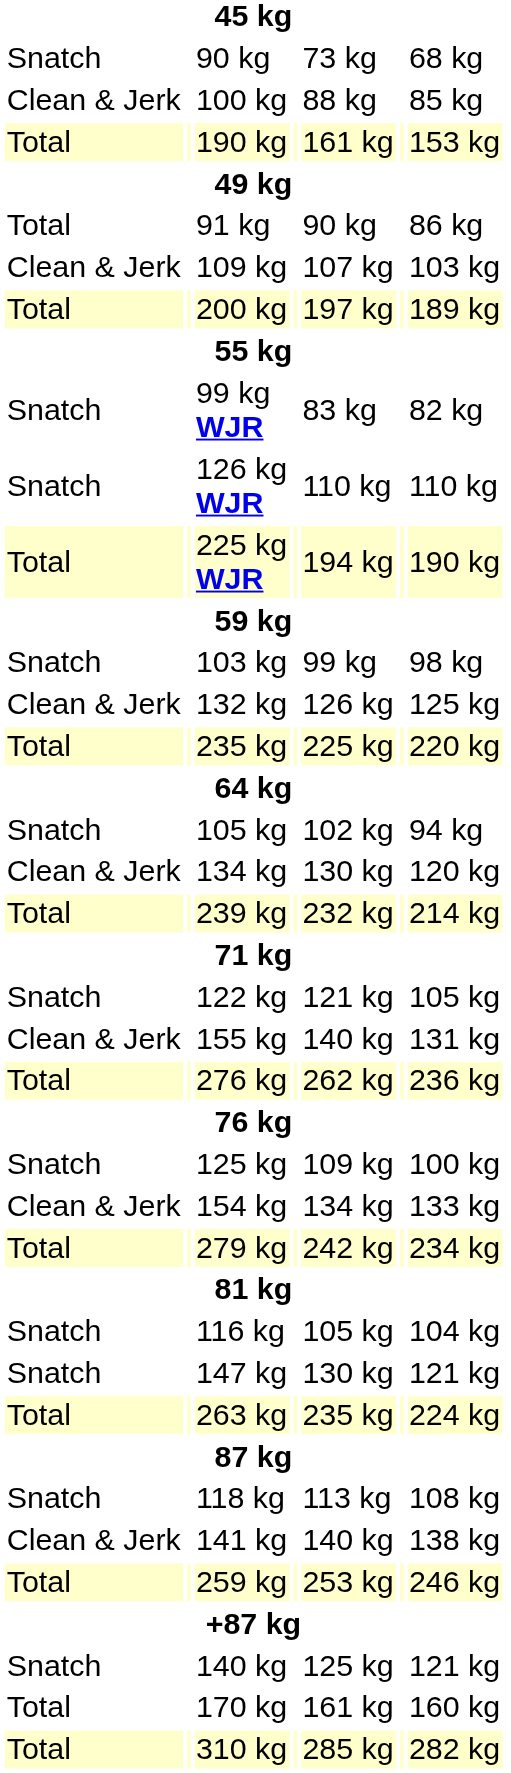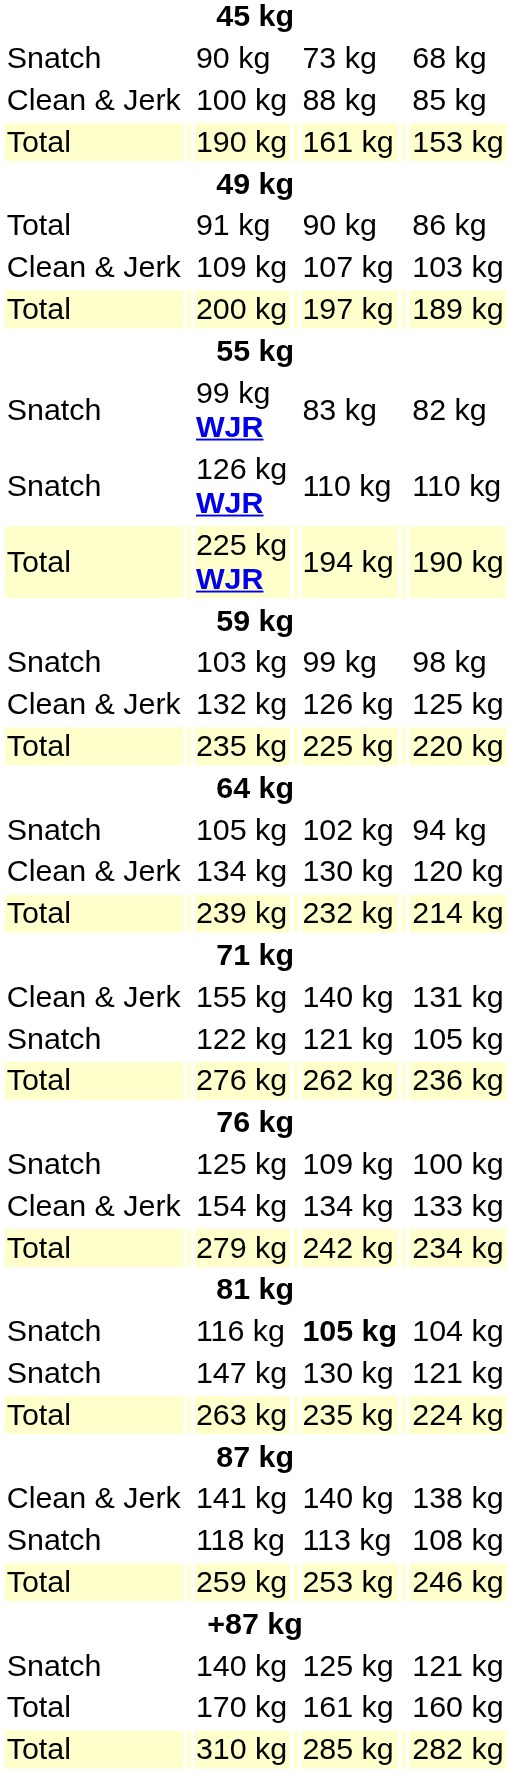rows swapped: (242, 996) <-> (242, 1038)
(348, 1331) normal -> (350, 1331) bold
rows swapped: (240, 1498) <-> (242, 1540)
